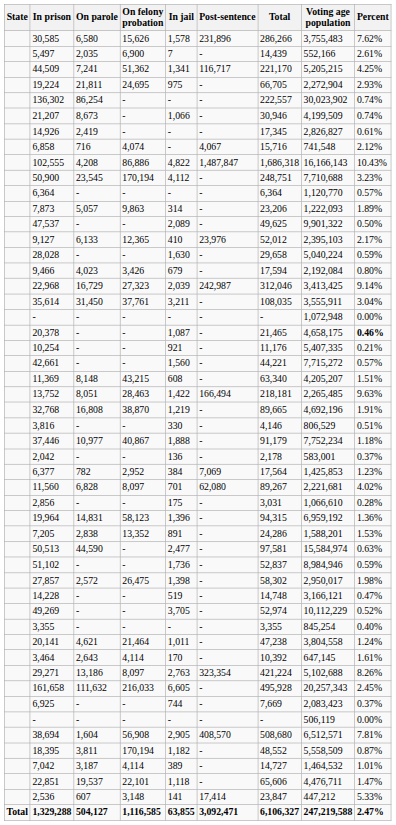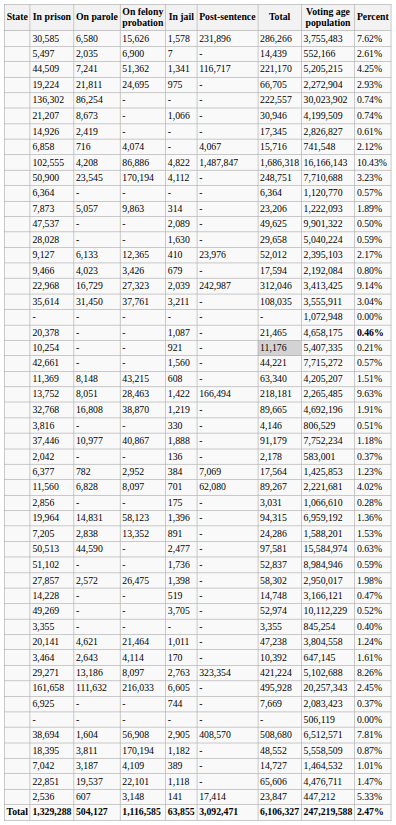rows swapped: (43, 239) <-> (46, 255)
(273, 348) no background -> (273, 348) lightgrey background
(133, 766) 4,114 -> (133, 766) 4,109
